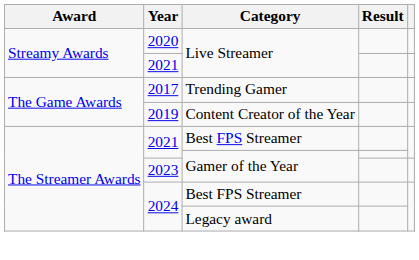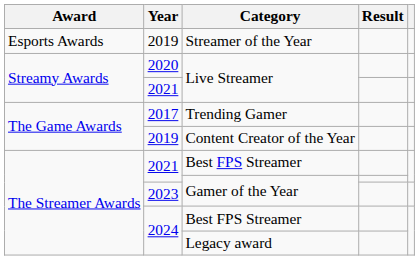+ row: (163, 41)
